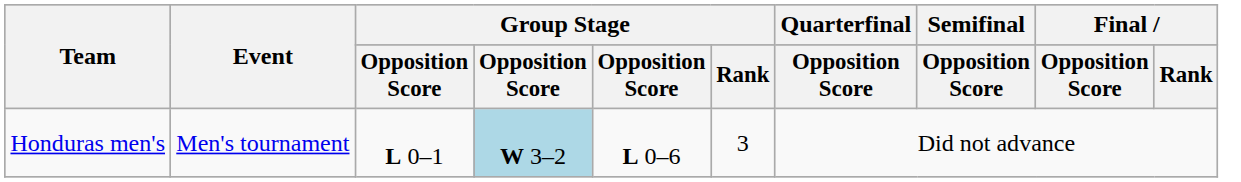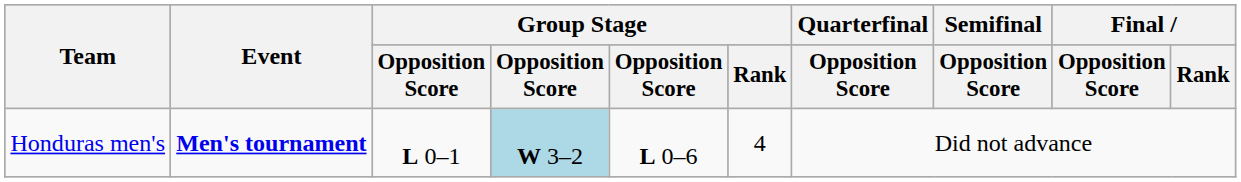(263, 142) normal -> (271, 142) bold
(743, 142) 3 -> (760, 142) 4
